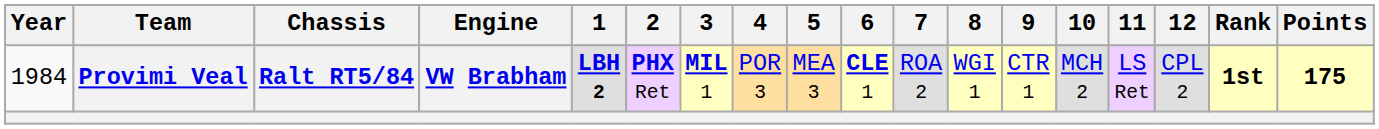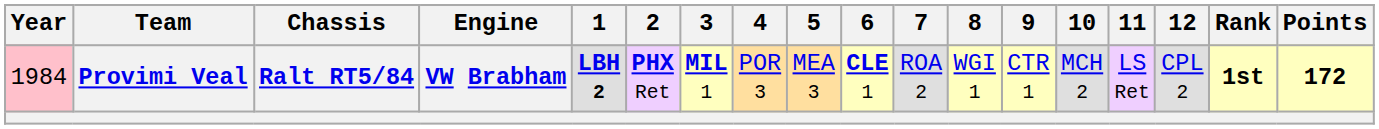(39, 78) no background -> (39, 78) pink background
(1325, 78) 175 -> (1325, 78) 172
